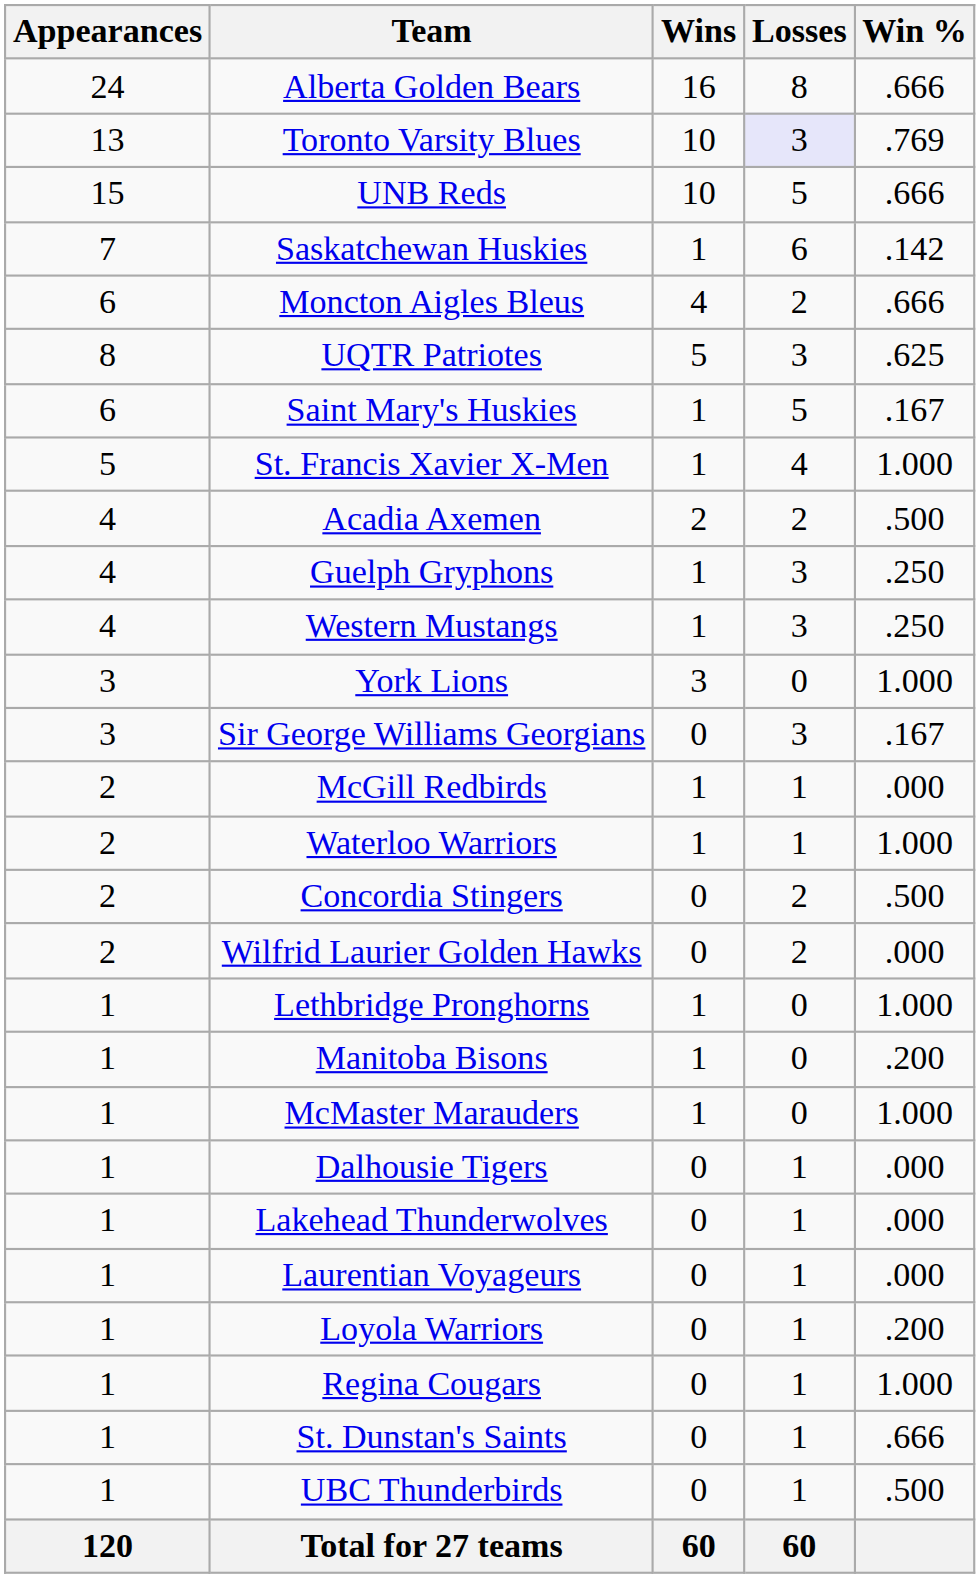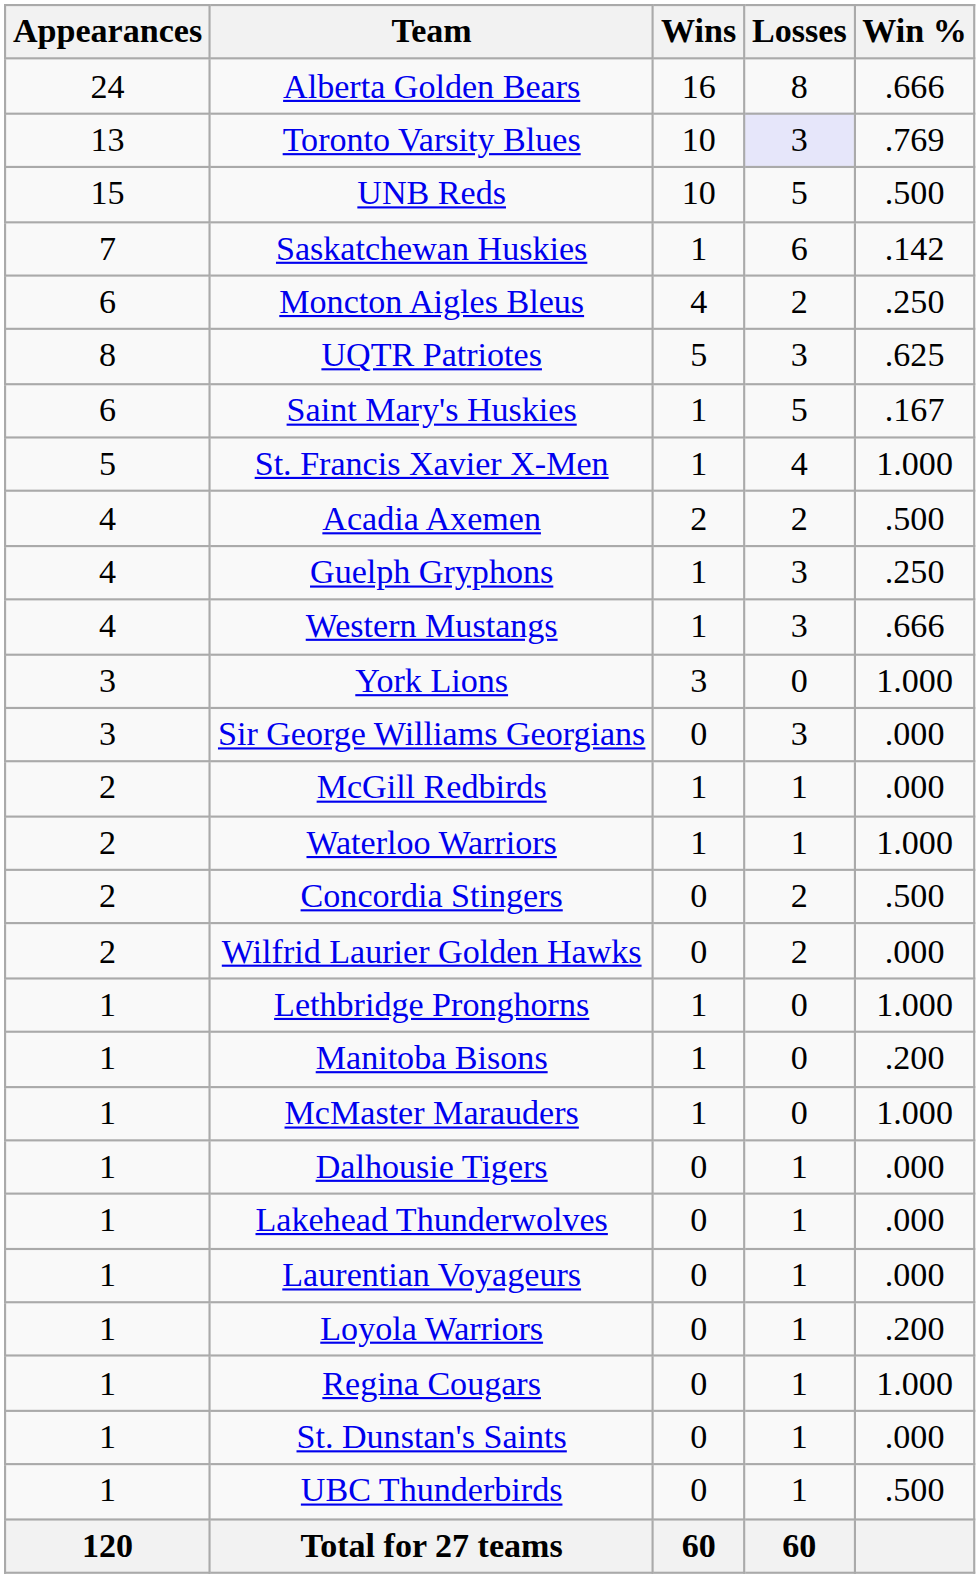(915, 193) .666 -> (915, 193) .500
(915, 301) .666 -> (915, 301) .250
(915, 626) .250 -> (915, 626) .666
(915, 734) .167 -> (915, 734) .000
(915, 1436) .666 -> (915, 1436) .000
